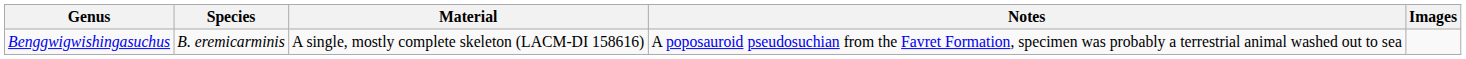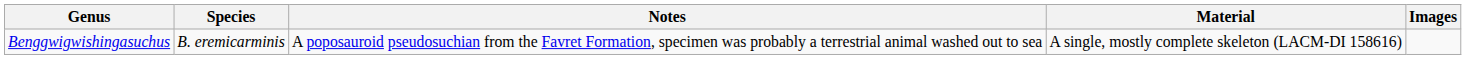columns swapped: (468, 16) <-> (1027, 16)
